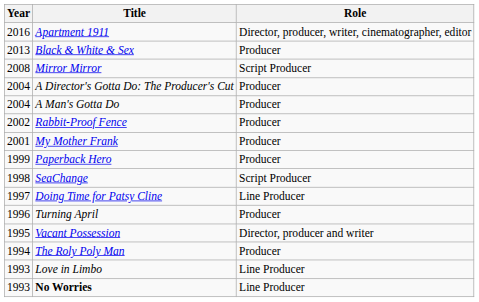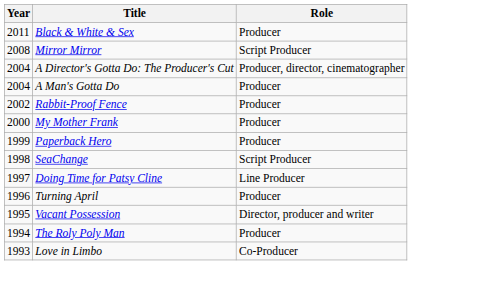- row: (72, 31)
(19, 50) 2013 -> (18, 31) 2011
(260, 86) Producer -> (322, 68) Producer, director, cinematographer
(19, 141) 2001 -> (19, 123) 2000
(272, 269) Line Producer -> (269, 251) Co-Producer
- row: (64, 287)
